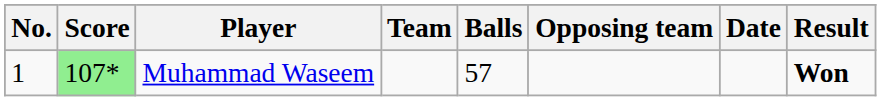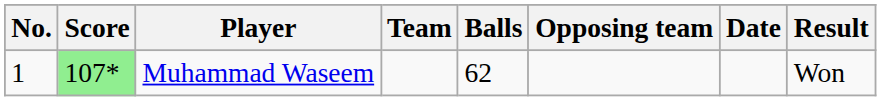(478, 72) 57 -> (478, 72) 62
(821, 72) bold -> (819, 72) normal
